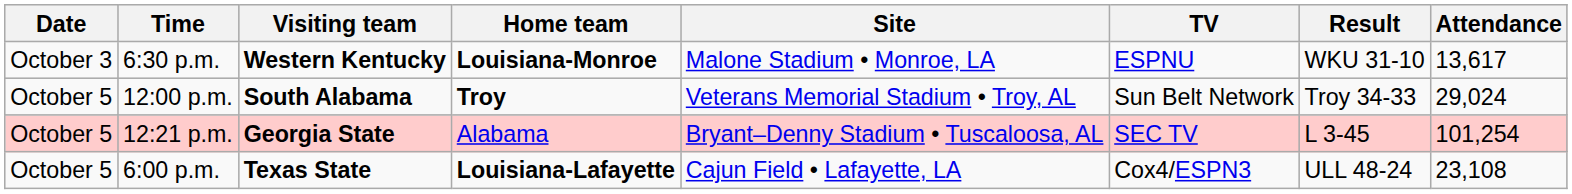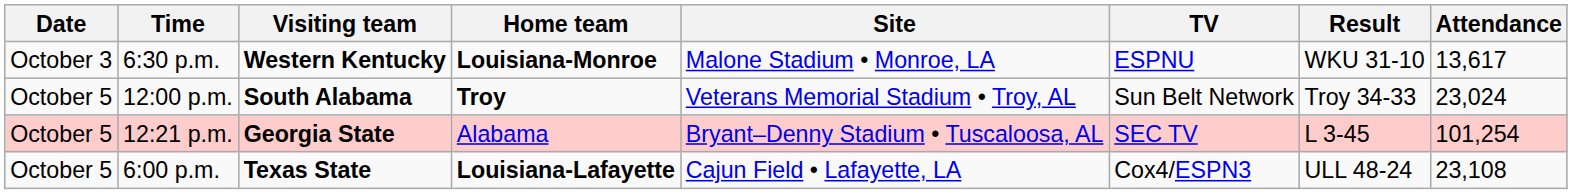(1471, 97) 29,024 -> (1471, 97) 23,024
